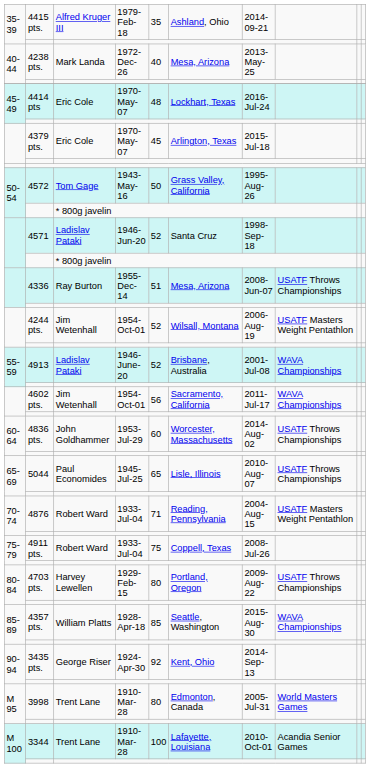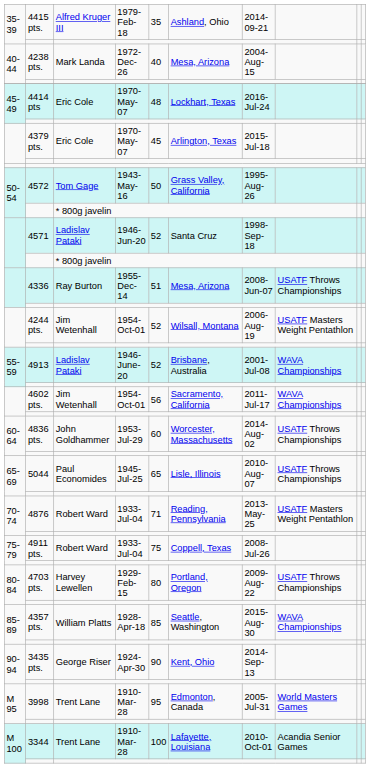(256, 62) 2013-May-25 -> (256, 62) 2004-Aug-15
(256, 514) 2004-Aug-15 -> (256, 514) 2013-May-25
(156, 662) 92 -> (156, 662) 90
(156, 702) 80 -> (156, 702) 95
